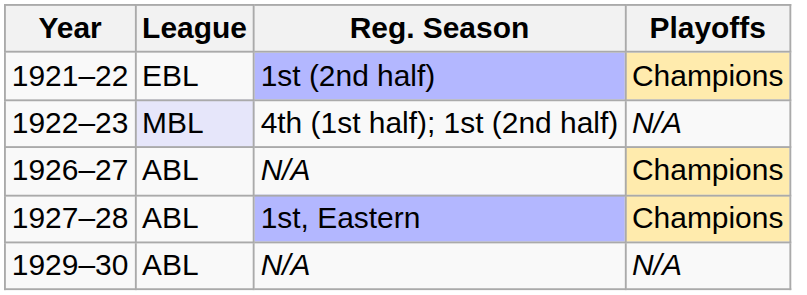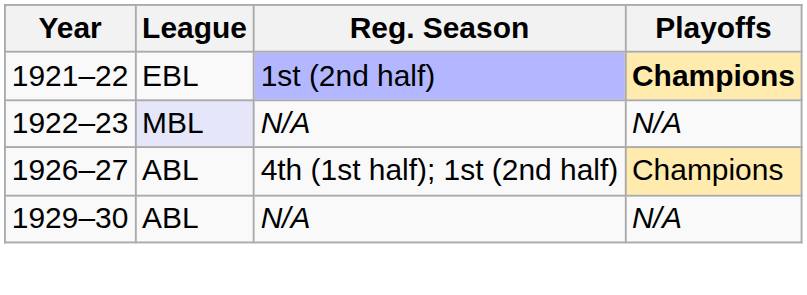(708, 75) normal -> (713, 75) bold
(439, 123) 4th (1st half); 1st (2nd half) -> (286, 123) N/A
(286, 170) N/A -> (439, 170) 4th (1st half); 1st (2nd half)
- row: (70, 218)
